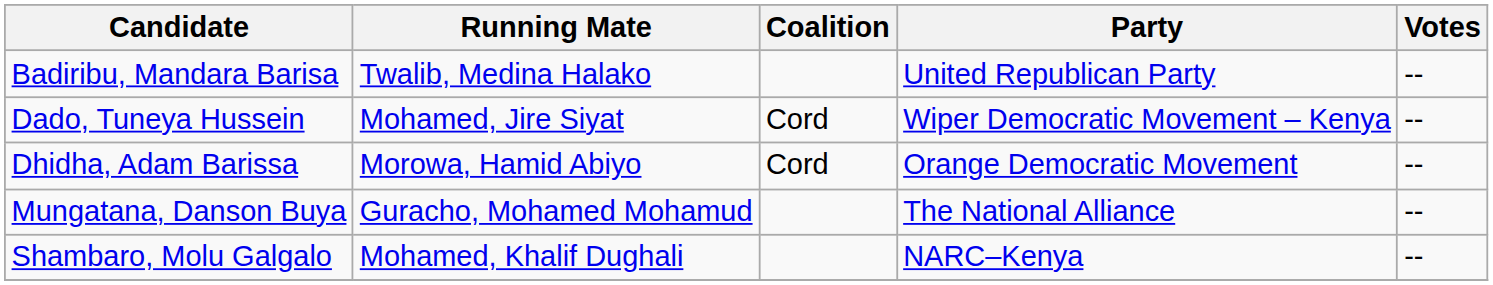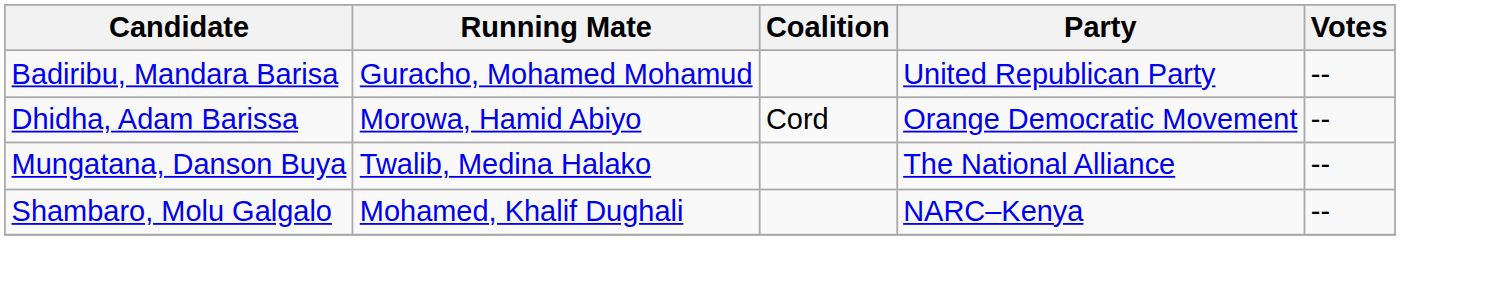(505, 73) Twalib, Medina Halako -> (556, 73) Guracho, Mohamed Mohamud
- row: (158, 119)
(556, 211) Guracho, Mohamed Mohamud -> (505, 165) Twalib, Medina Halako
